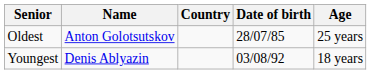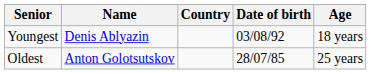rows swapped: (33, 58) <-> (25, 36)
